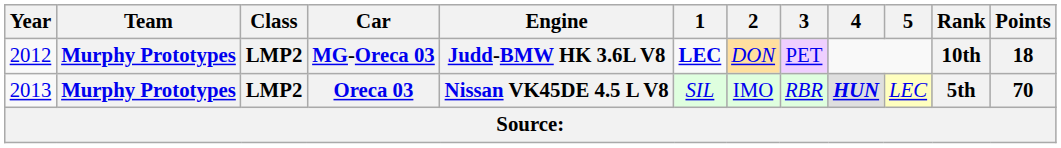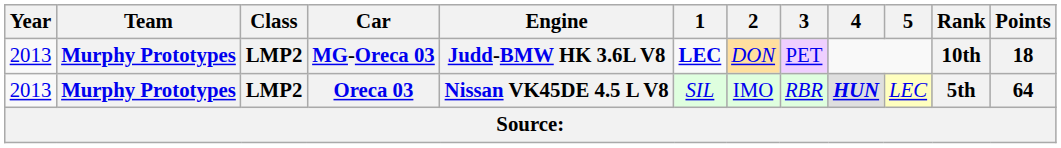(30, 55) 2012 -> (30, 55) 2013
(1023, 89) 70 -> (1023, 89) 64
